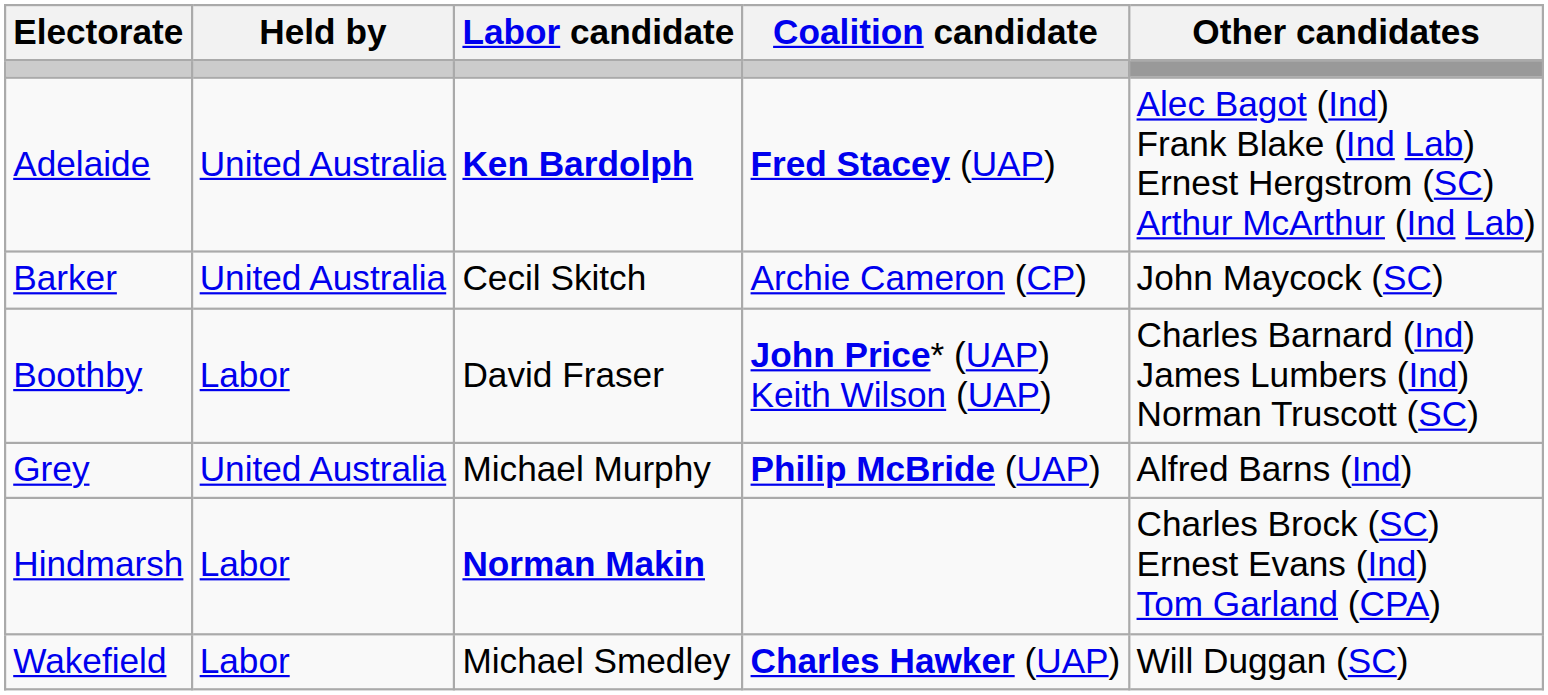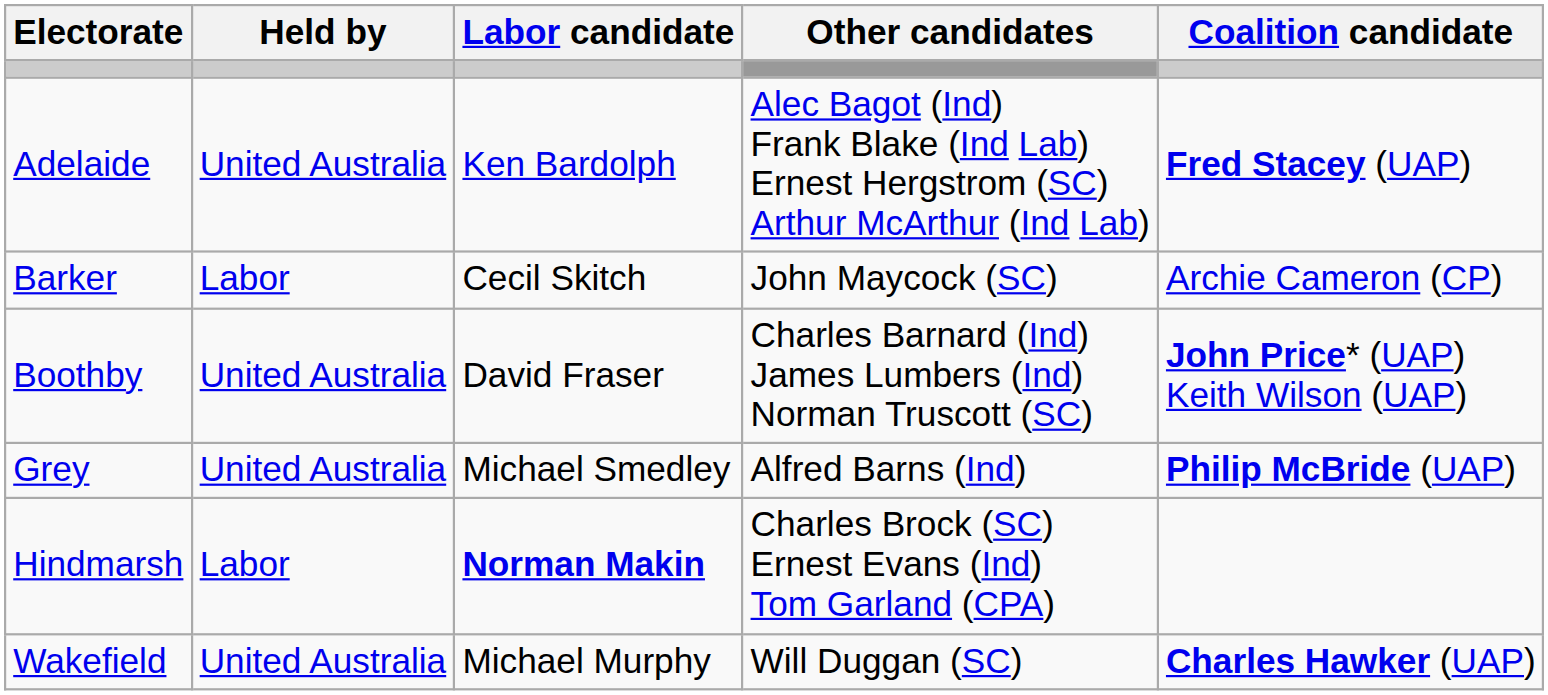columns swapped: (935, 32) <-> (1336, 32)
(578, 163) bold -> (569, 163) normal
(323, 279) United Australia -> (245, 279) Labor
(245, 374) Labor -> (323, 374) United Australia
(587, 469) Michael Murphy -> (596, 469) Michael Smedley
(245, 660) Labor -> (323, 660) United Australia
(596, 660) Michael Smedley -> (587, 660) Michael Murphy
